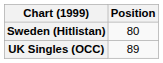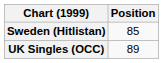(133, 31) 80 -> (133, 31) 85
